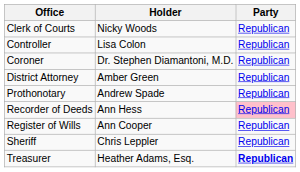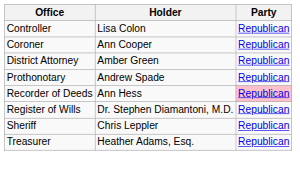- row: (41, 28)
(165, 61) Dr. Stephen Diamantoni, M.D. -> (125, 45) Ann Cooper
(125, 126) Ann Cooper -> (165, 110) Dr. Stephen Diamantoni, M.D.
(266, 158) bold -> (264, 142) normal
